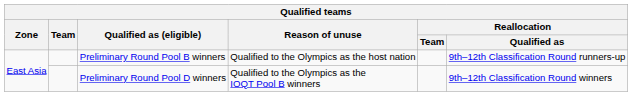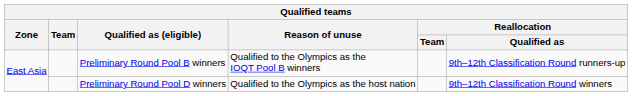(323, 57) Qualified to the Olympics as the host nation -> (298, 63) Qualified to the Olympics as the IOQT Pool B winners
(298, 78) Qualified to the Olympics as the IOQT Pool B winners -> (323, 83) Qualified to the Olympics as the host nation
